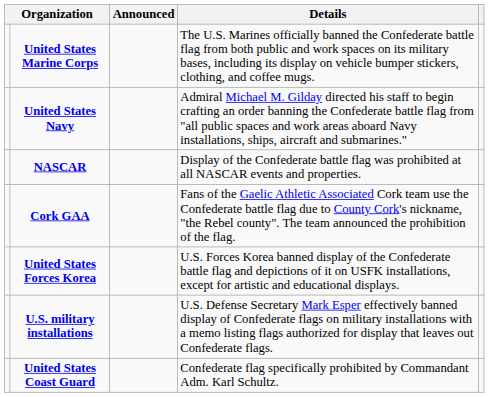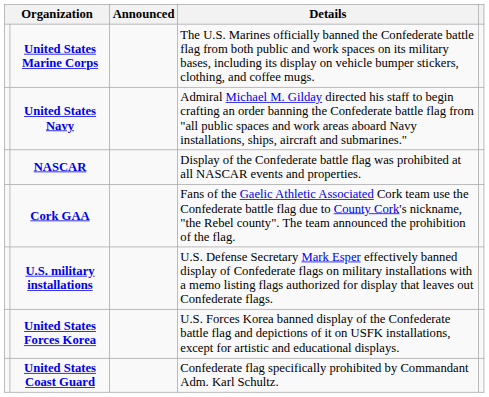rows swapped: (60, 271) <-> (60, 326)
